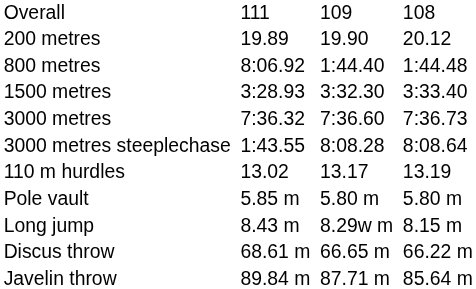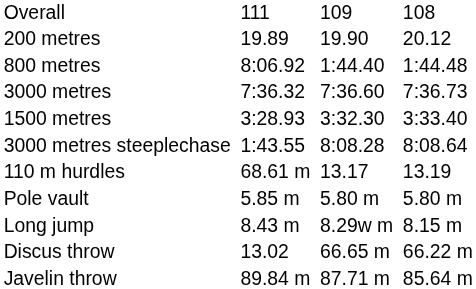rows swapped: (57, 92) <-> (57, 118)
(265, 172) 13.02 -> (275, 172) 68.61 m
(275, 251) 68.61 m -> (265, 251) 13.02
